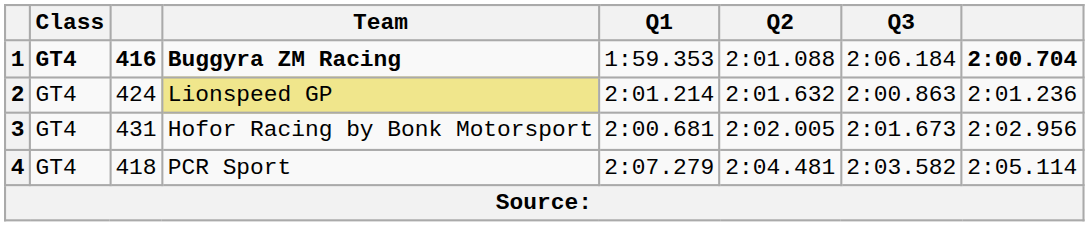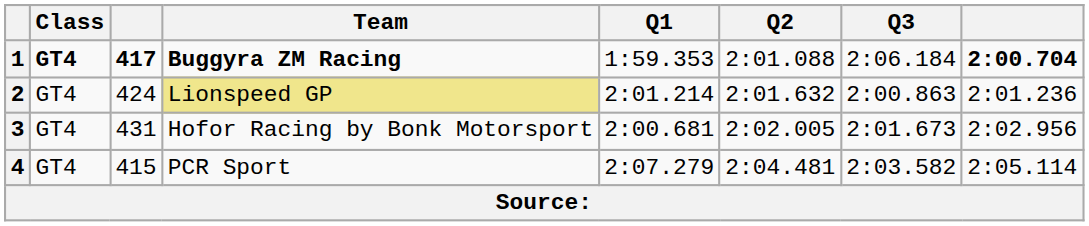(136, 59) 416 -> (136, 59) 417
(136, 167) 418 -> (136, 167) 415
